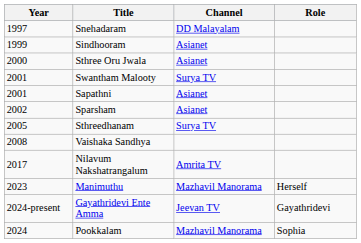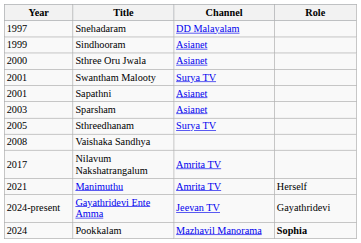(17, 110) 2002 -> (17, 110) 2003
(17, 186) 2023 -> (17, 186) 2021
(219, 186) Mazhavil Manorama -> (199, 186) Amrita TV
(291, 230) normal -> (292, 230) bold
